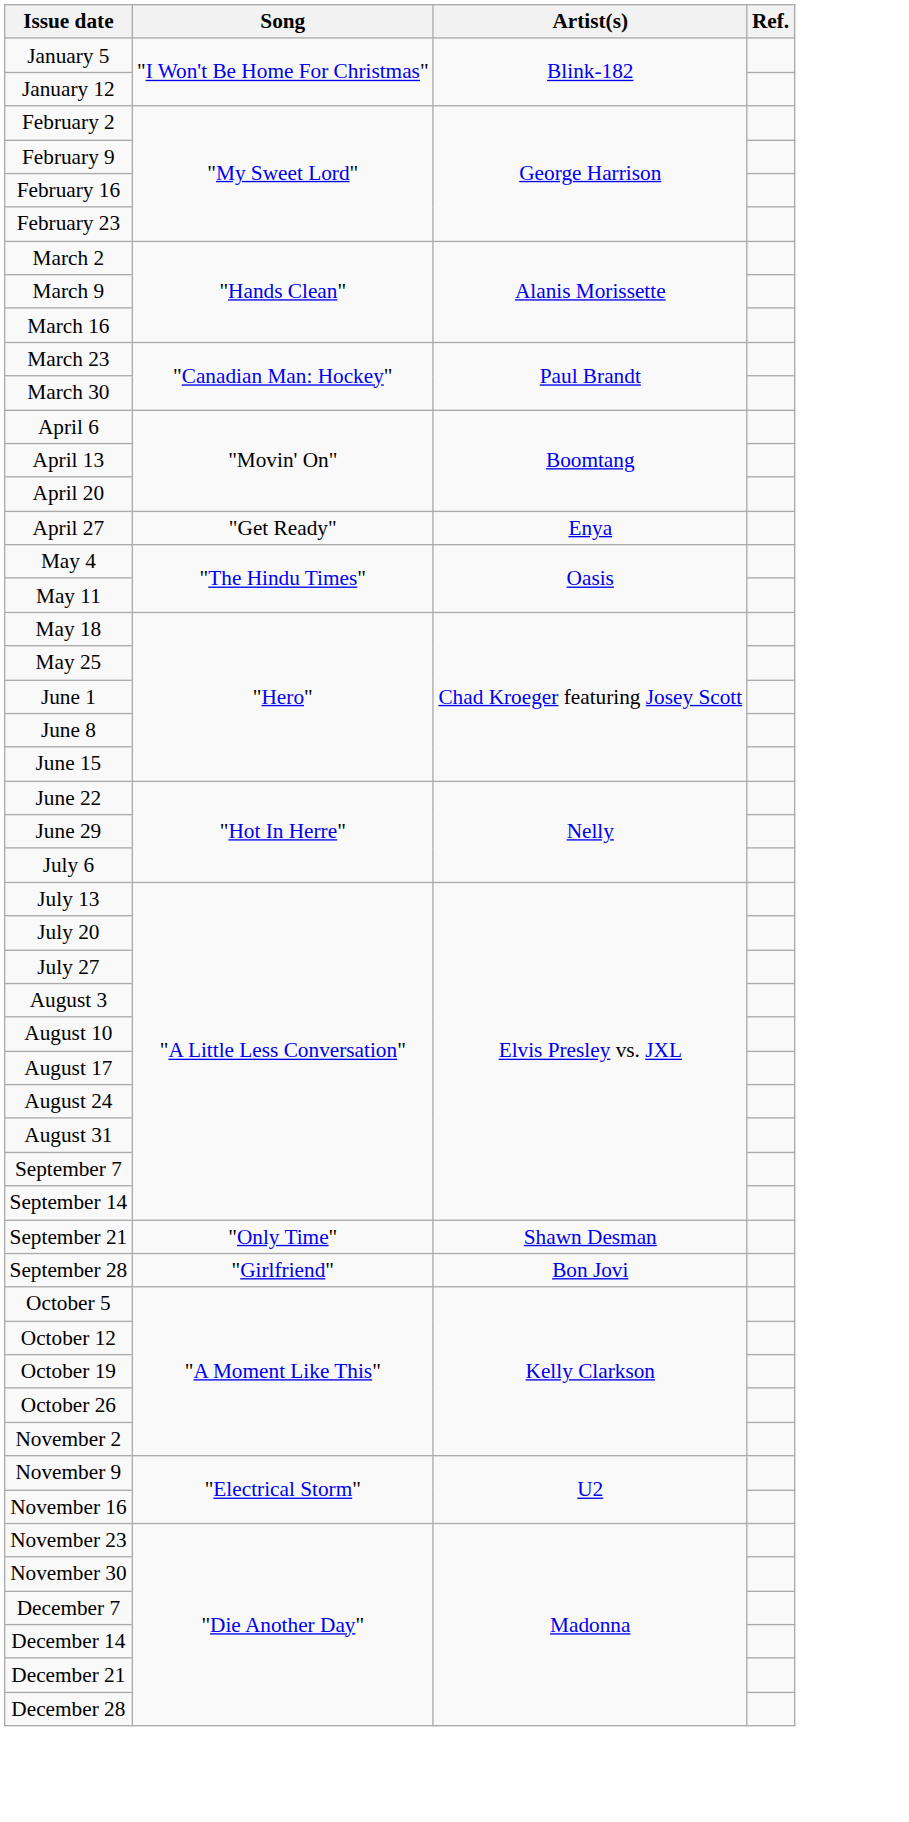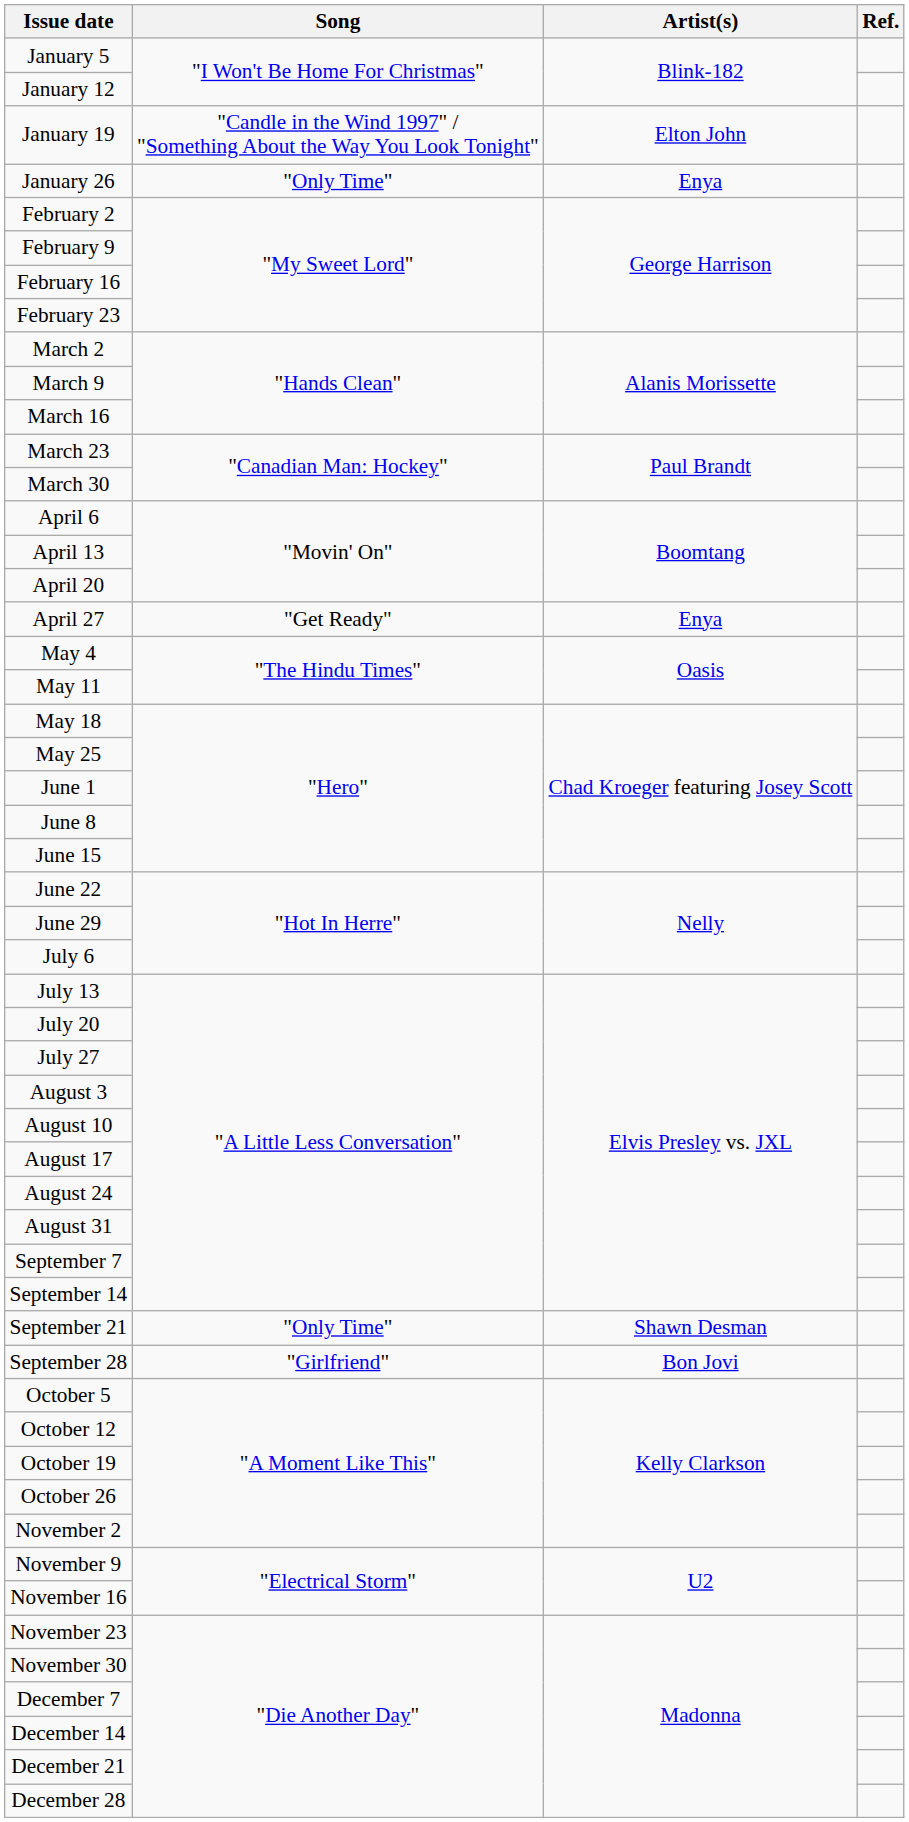+ row: (68, 134)
+ row: (68, 180)
